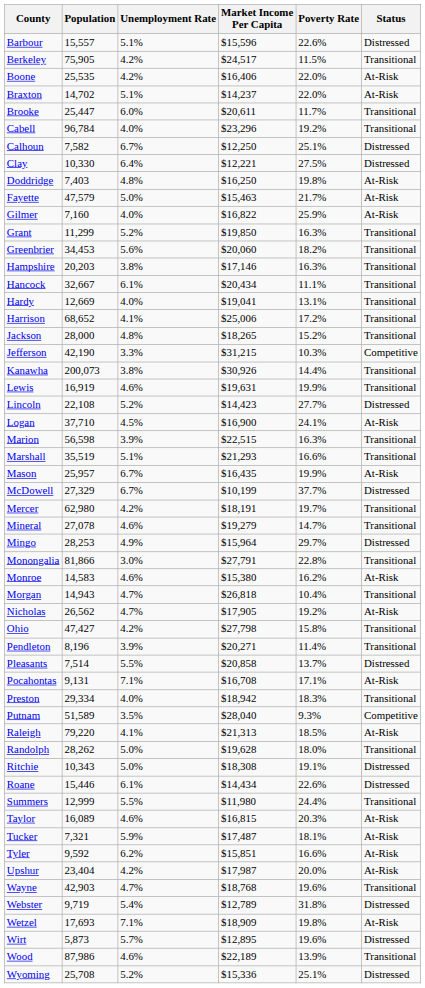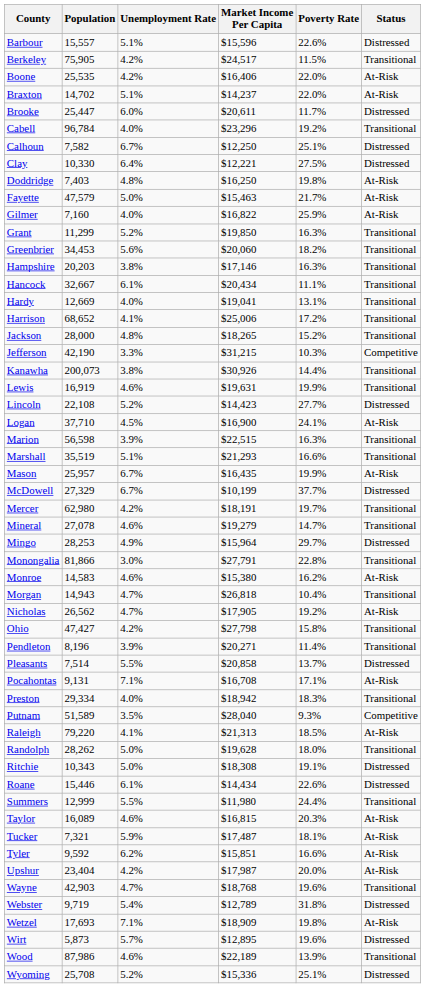(390, 111) Transitional -> (387, 111) Distressed
